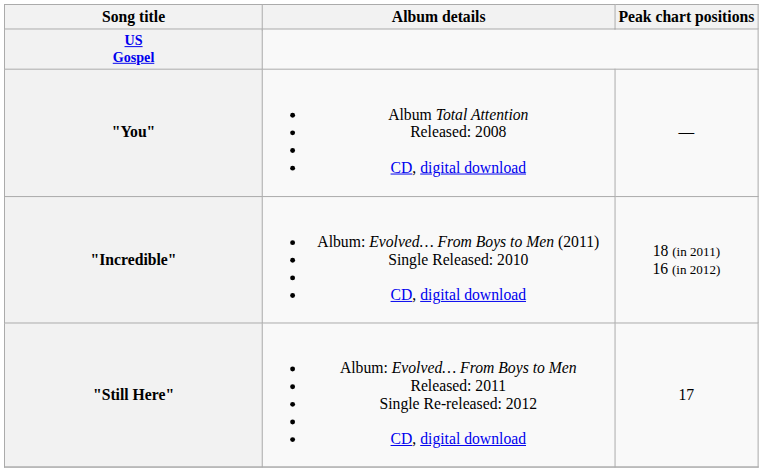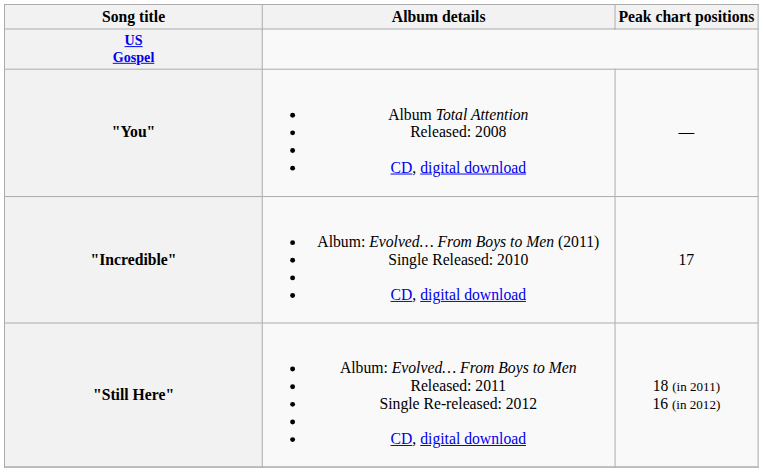(686, 259) 18 (in 2011) 16 (in 2012) -> (686, 259) 17
(686, 395) 17 -> (686, 395) 18 (in 2011) 16 (in 2012)
